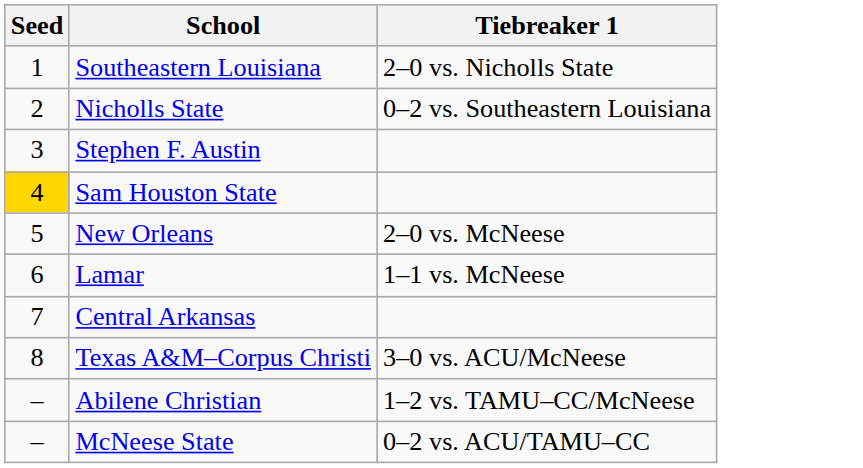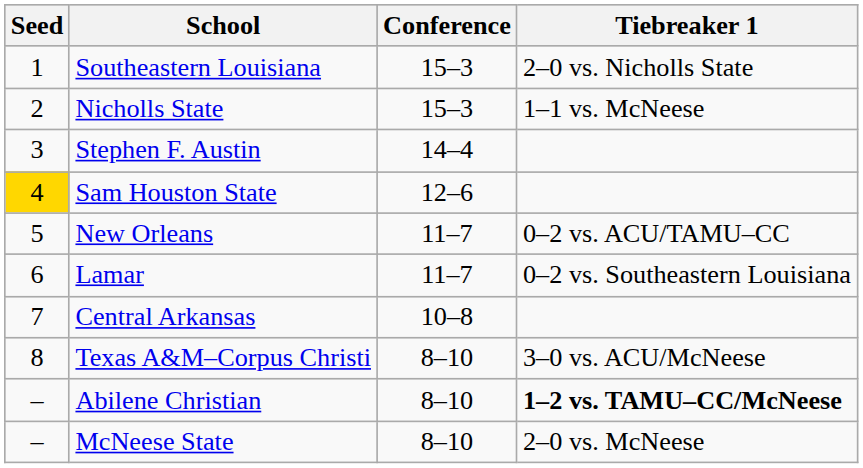+ column: (447, 25)
(547, 108) 0–2 vs. Southeastern Louisiana -> (614, 108) 1–1 vs. McNeese
(474, 233) 2–0 vs. McNeese -> (656, 233) 0–2 vs. ACU/TAMU–CC
(474, 274) 1–1 vs. McNeese -> (687, 274) 0–2 vs. Southeastern Louisiana
(539, 399) normal -> (682, 399) bold
(517, 441) 0–2 vs. ACU/TAMU–CC -> (614, 441) 2–0 vs. McNeese
